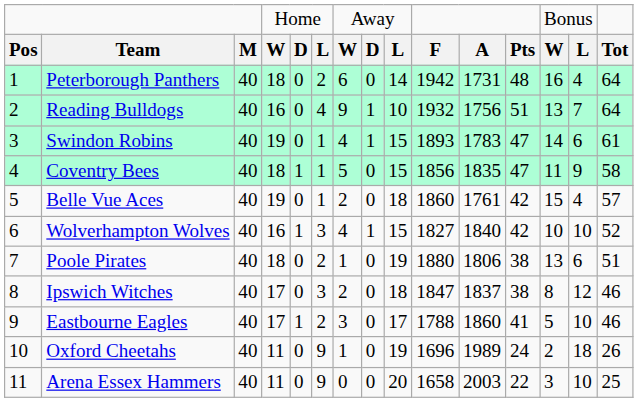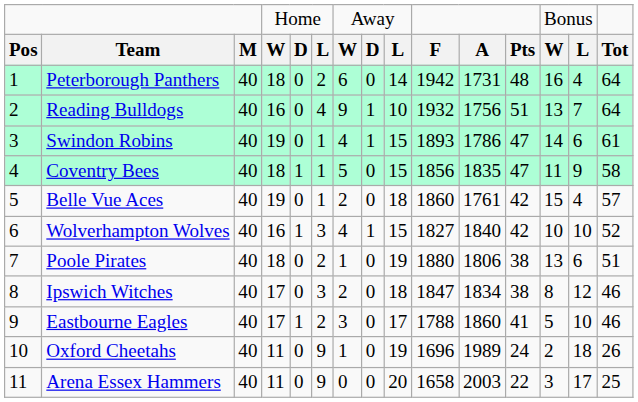(482, 140) 1783 -> (482, 140) 1786
(482, 291) 1837 -> (482, 291) 1834
(582, 381) 10 -> (582, 381) 17
